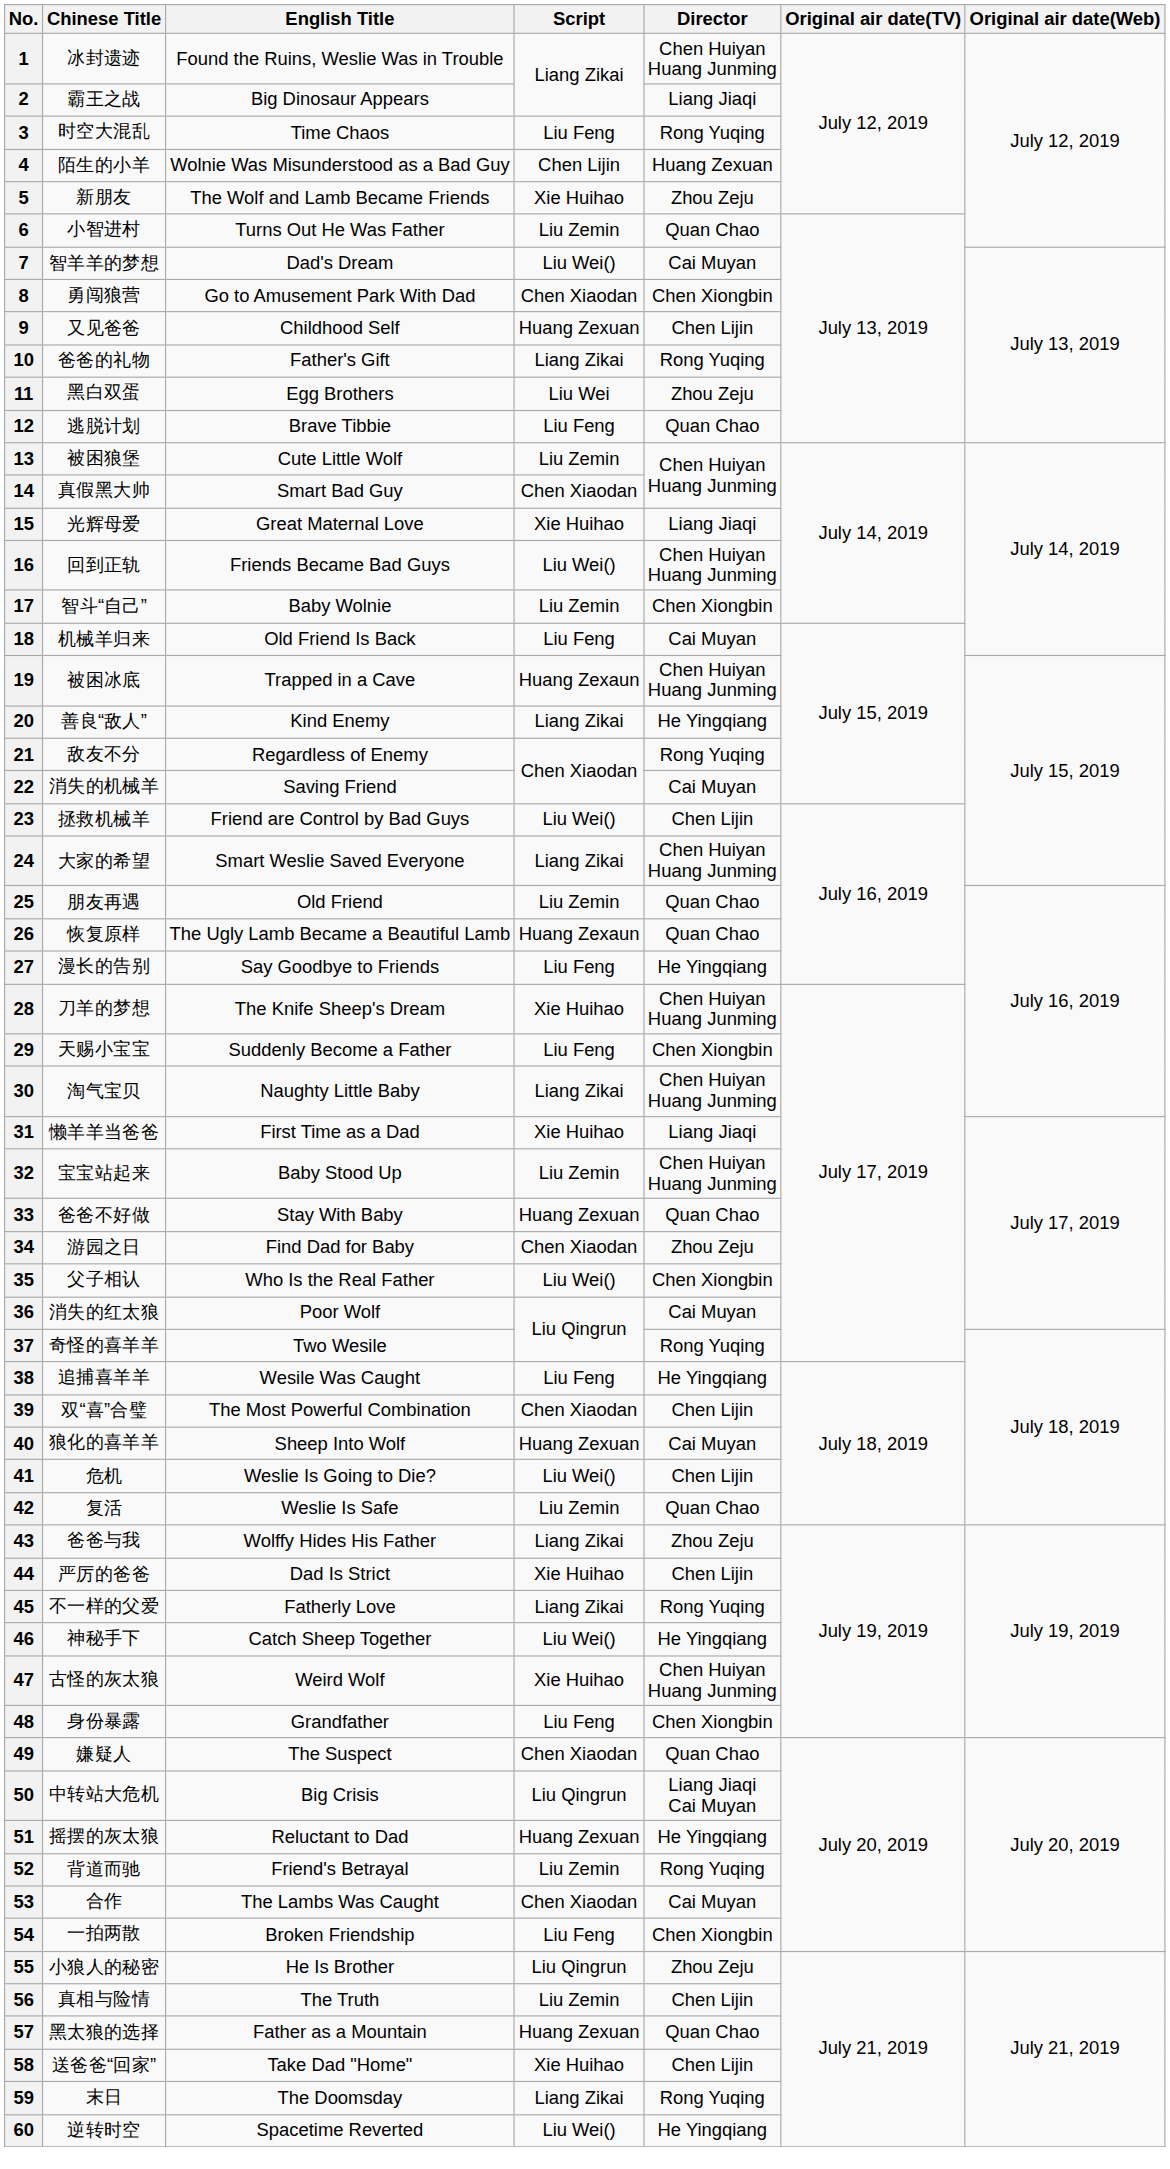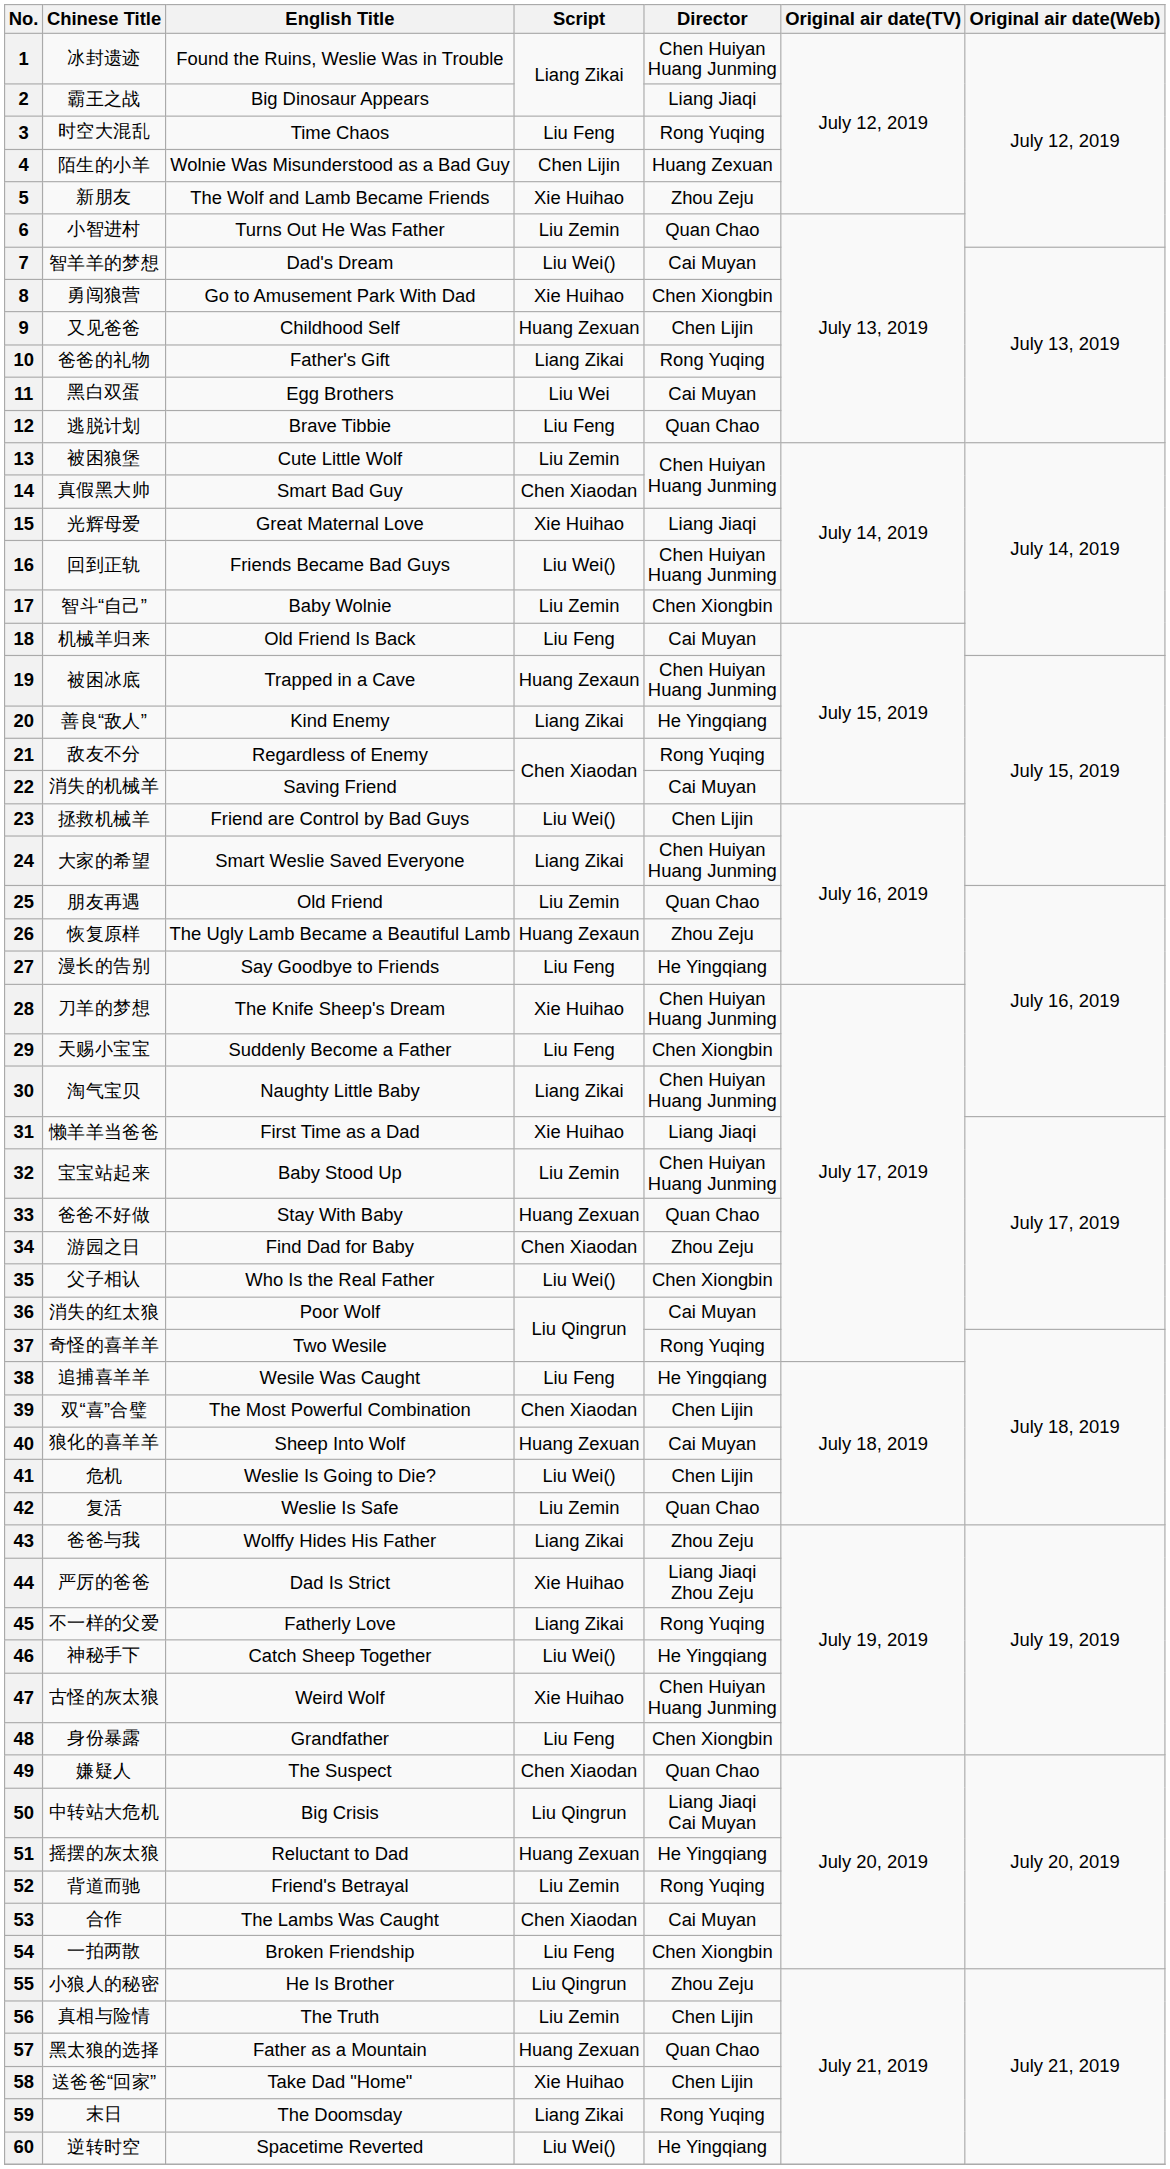(579, 295) Chen Xiaodan -> (579, 295) Xie Huihao
(712, 393) Zhou Zeju -> (712, 393) Cai Muyan
(712, 934) Quan Chao -> (712, 934) Zhou Zeju
(712, 1573) Chen Lijin -> (712, 1582) Liang Jiaqi Zhou Zeju
